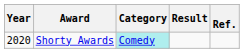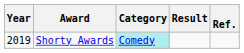(19, 40) 2020 -> (19, 40) 2019
